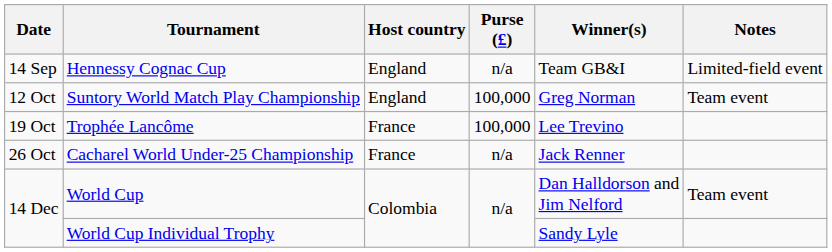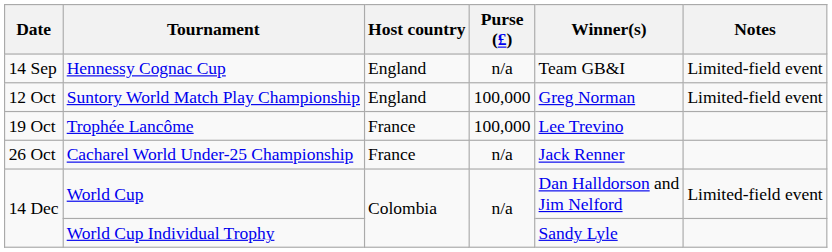(728, 97) Team event -> (755, 97) Limited-field event
(728, 194) Team event -> (755, 194) Limited-field event
